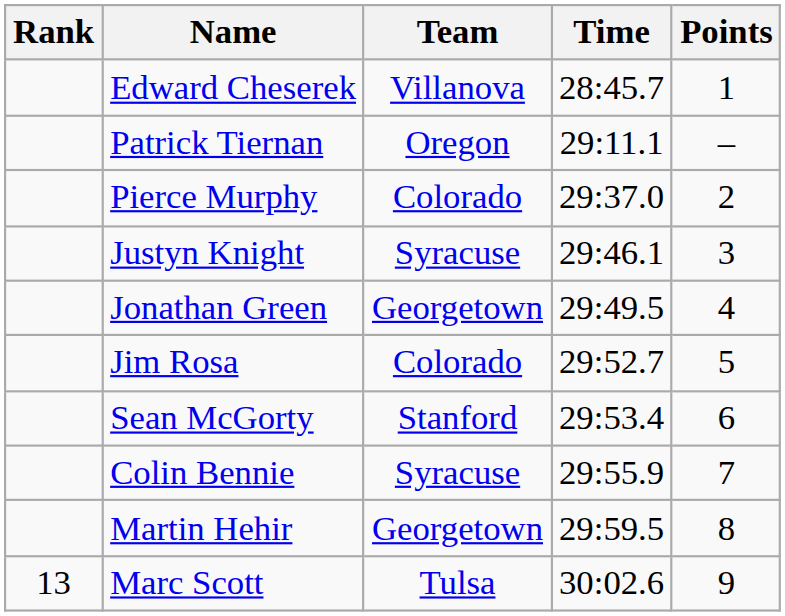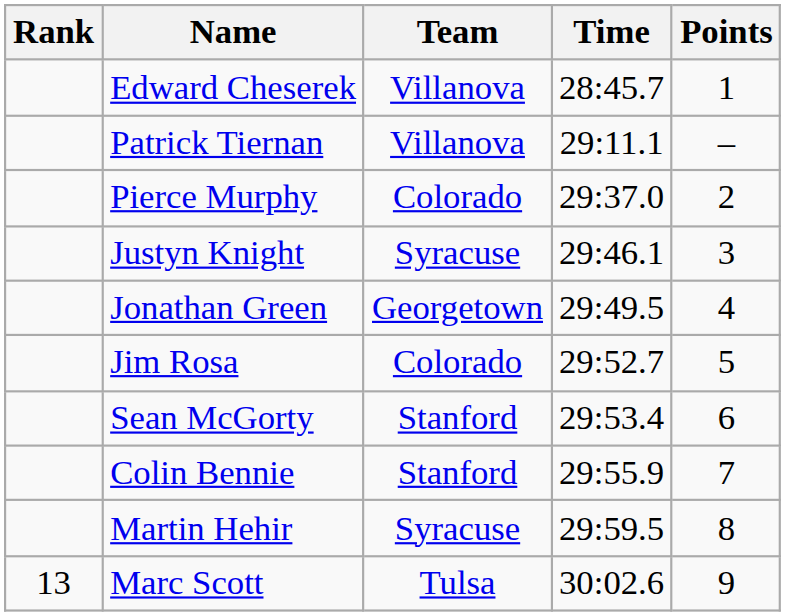(458, 142) Oregon -> (458, 142) Villanova
(458, 472) Syracuse -> (458, 472) Stanford
(458, 527) Georgetown -> (458, 527) Syracuse
